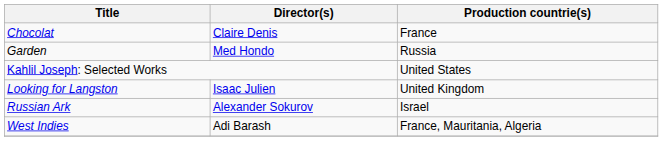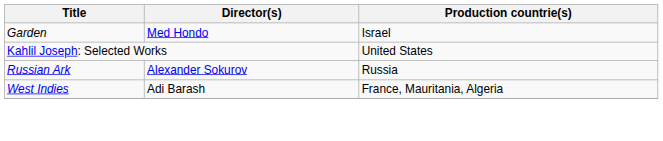- row: (30, 32)
(418, 51) Russia -> (376, 32) Israel
- row: (62, 88)
(414, 107) Israel -> (380, 70) Russia
